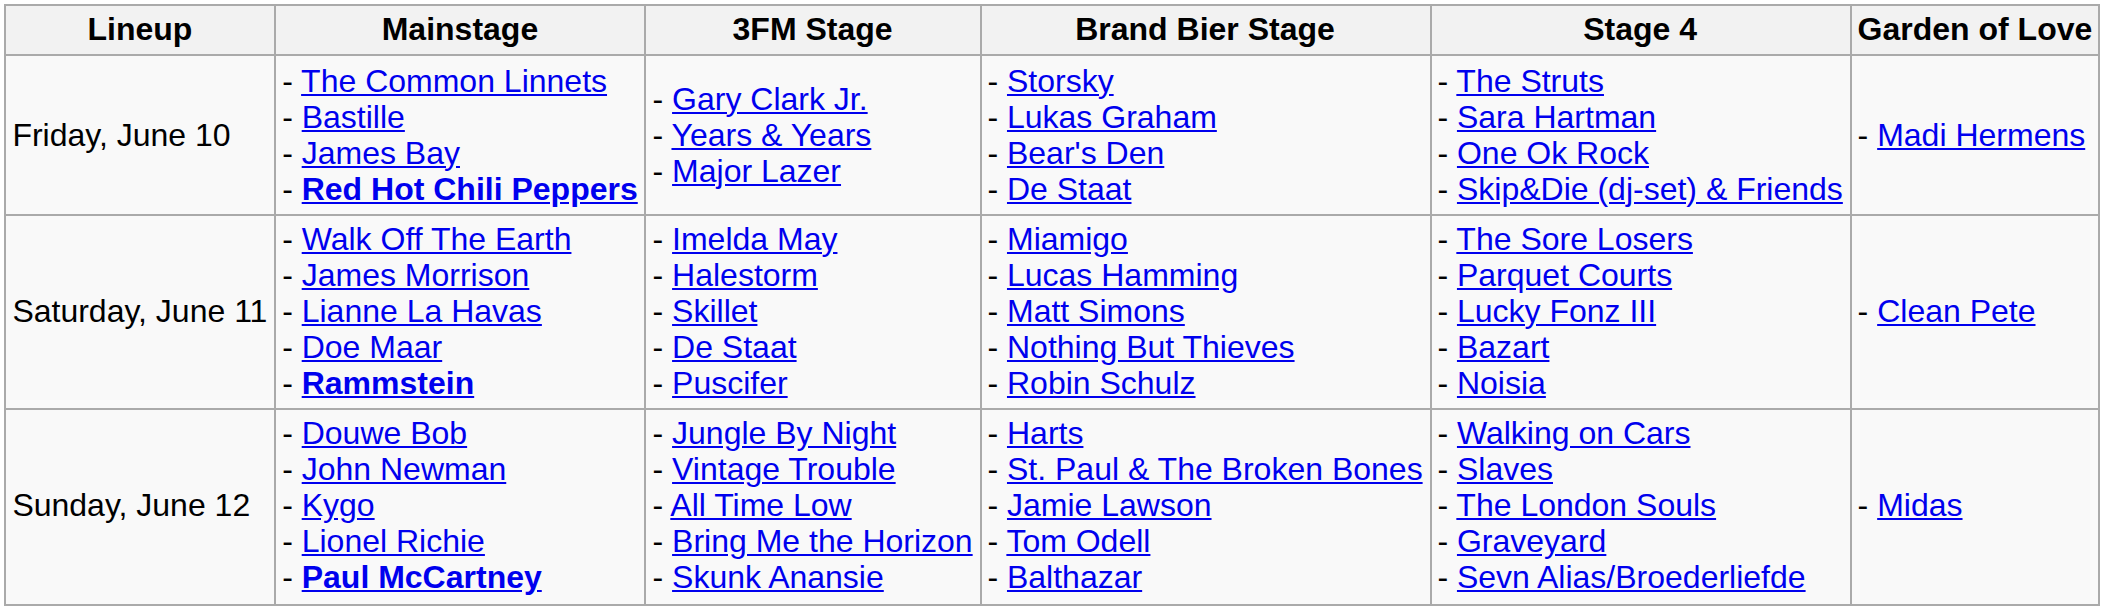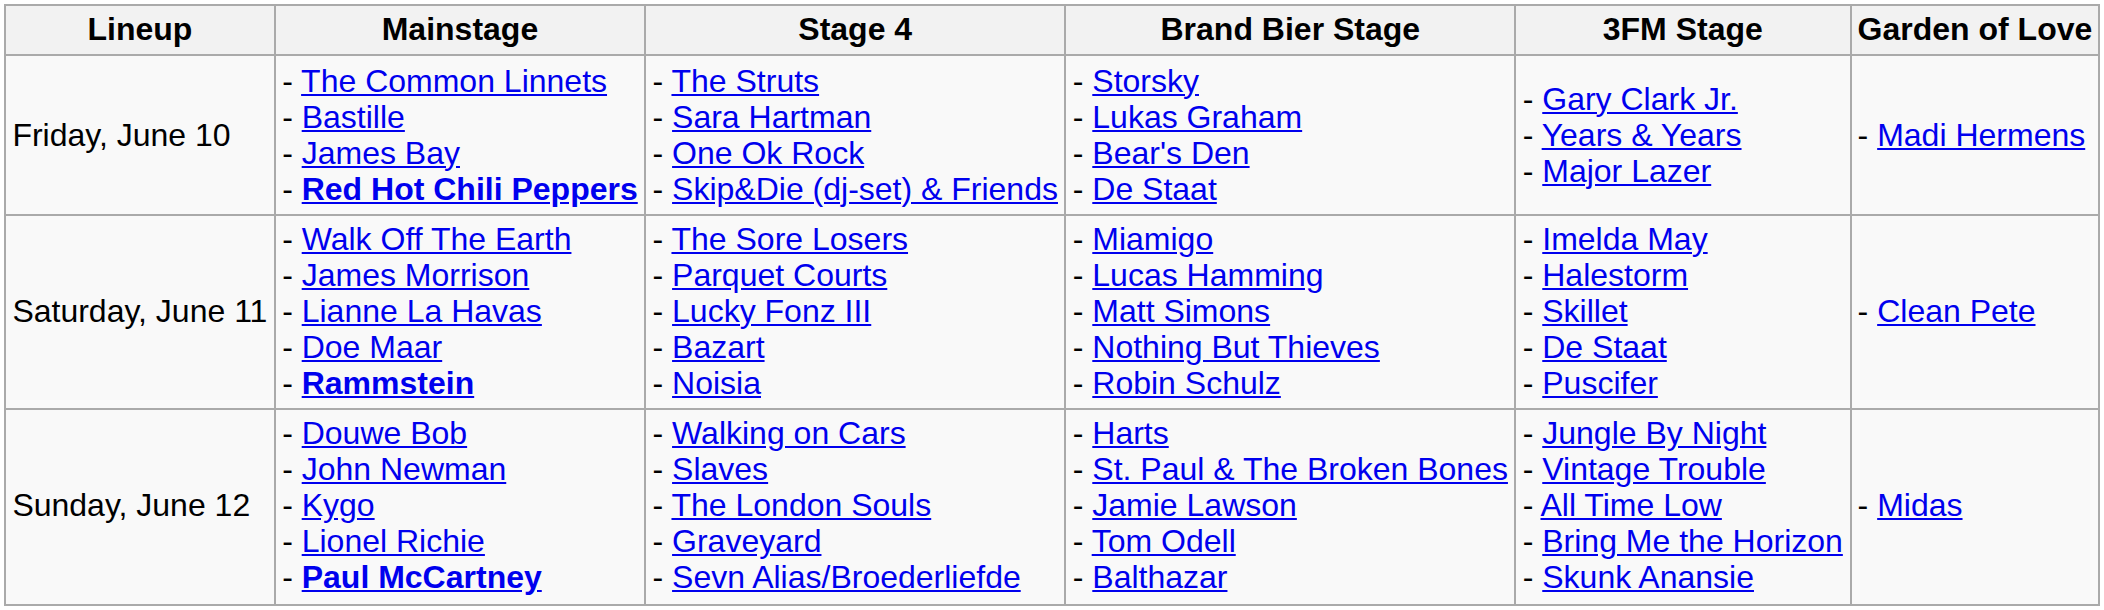columns swapped: (813, 29) <-> (1640, 29)
